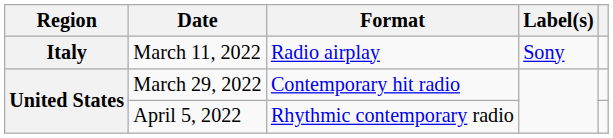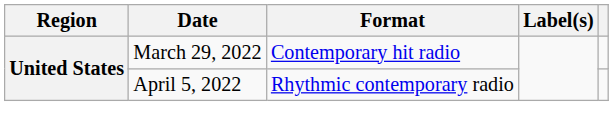- row: (197, 52)
